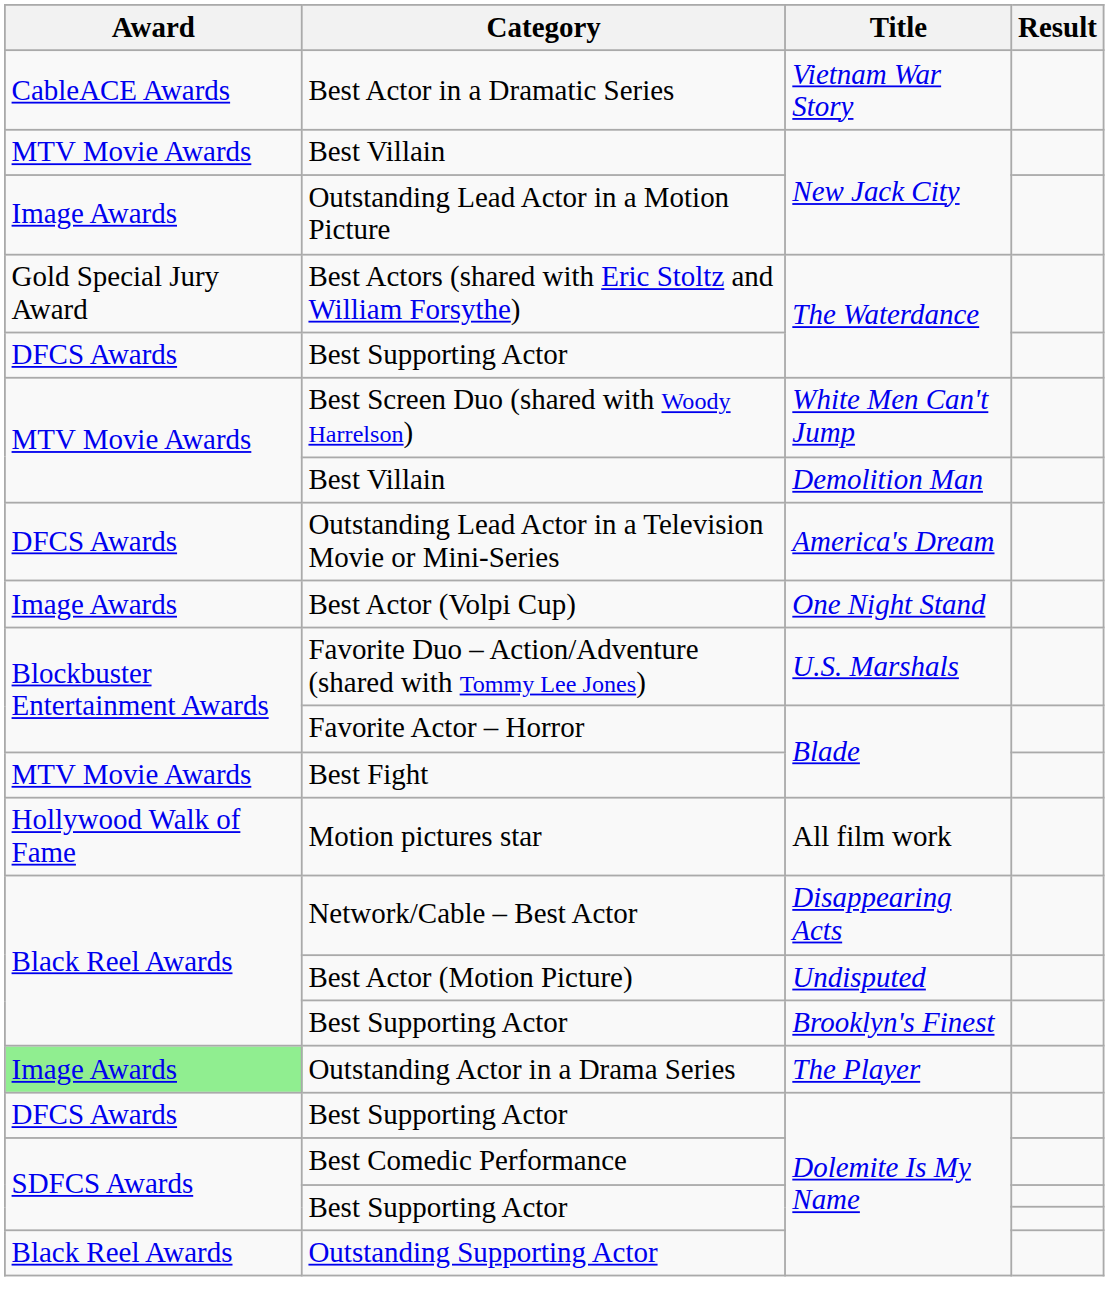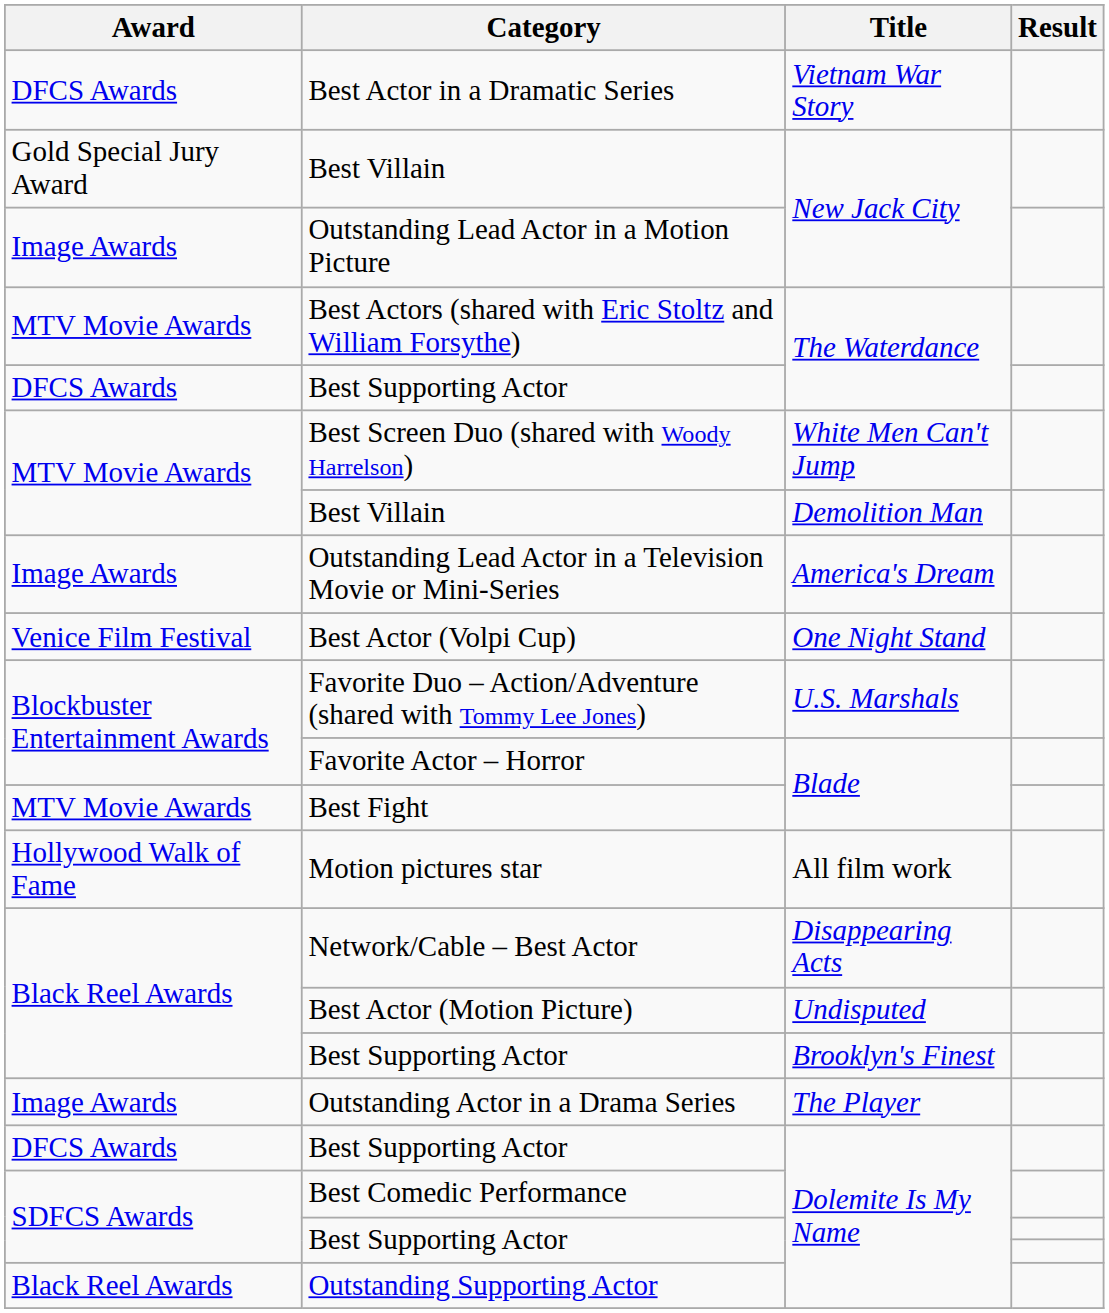(121, 89) CableACE Awards -> (94, 89) DFCS Awards
(131, 151) MTV Movie Awards -> (115, 168) Gold Special Jury Award
(115, 292) Gold Special Jury Award -> (131, 325) MTV Movie Awards
(94, 541) DFCS Awards -> (94, 574) Image Awards
(94, 603) Image Awards -> (131, 636) Venice Film Festival
(94, 1068) lightgreen background -> (94, 1101) no background
